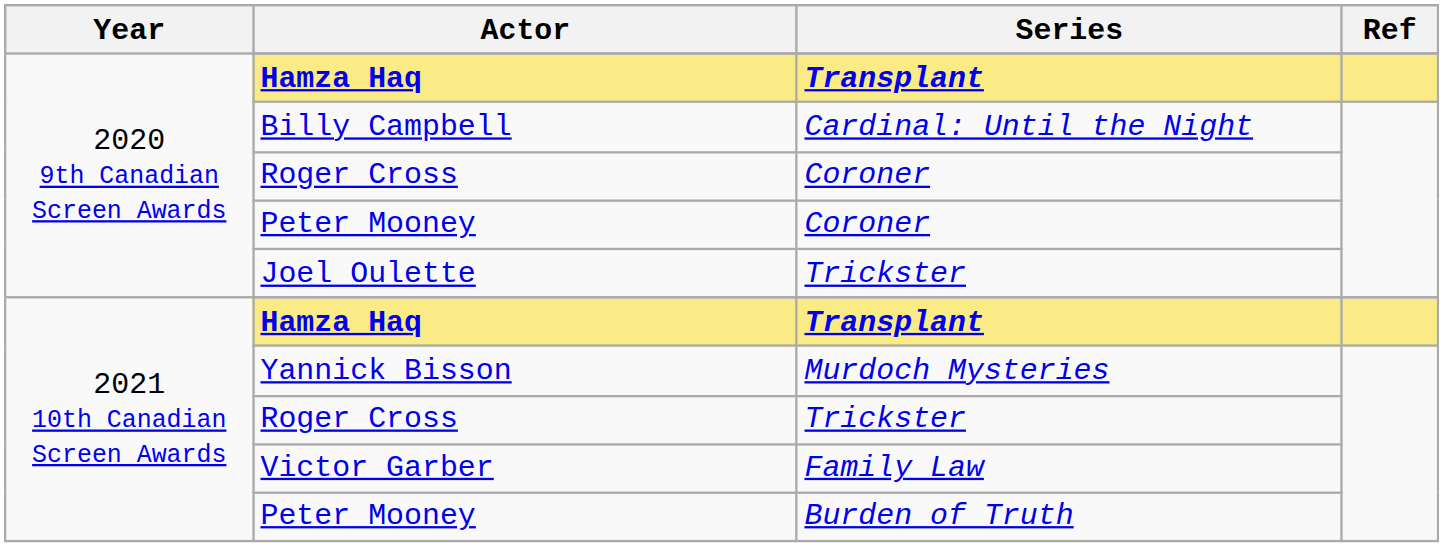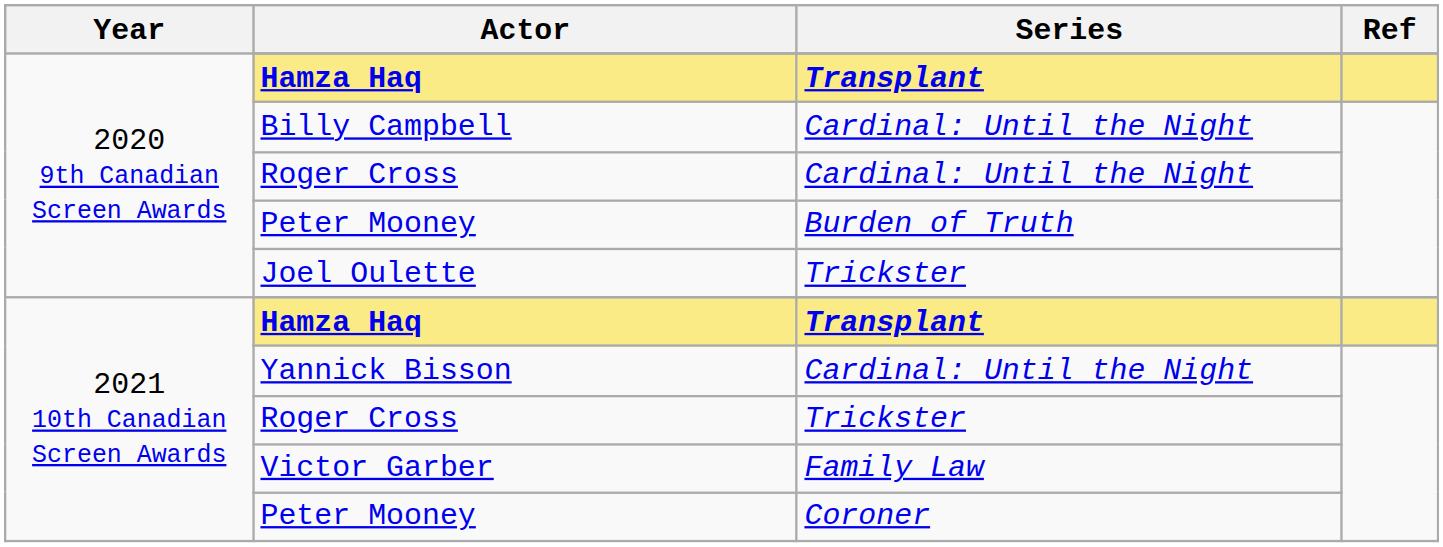(867, 176) Coroner -> (1029, 176) Cardinal: Until the Night
(867, 224) Coroner -> (939, 224) Burden of Truth
(957, 371) Murdoch Mysteries -> (1029, 371) Cardinal: Until the Night
(939, 517) Burden of Truth -> (867, 517) Coroner
